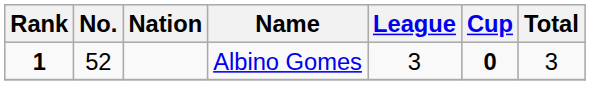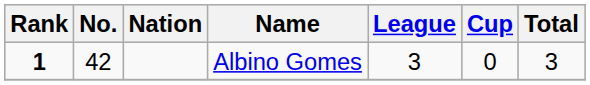(98, 61) 52 -> (98, 61) 42
(490, 61) bold -> (490, 61) normal
